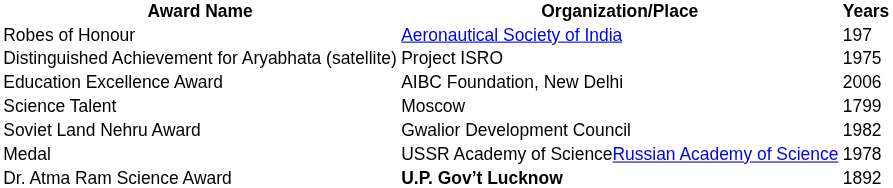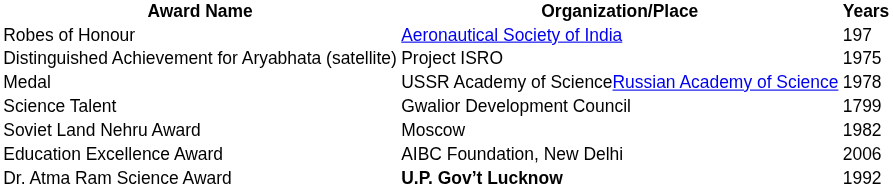rows swapped: (27, 154) <-> (113, 82)
(433, 106) Moscow -> (516, 106) Gwalior Development Council
(516, 130) Gwalior Development Council -> (433, 130) Moscow
(862, 178) 1892 -> (862, 178) 1992
